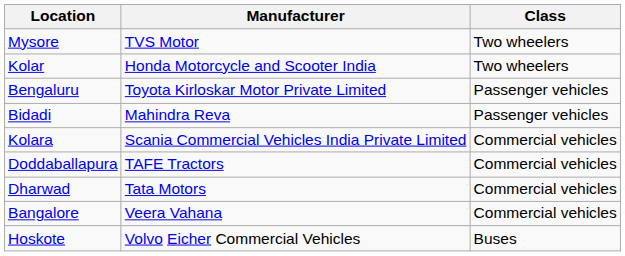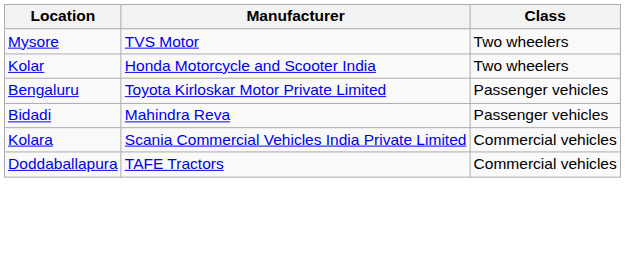- row: (39, 189)
- row: (43, 213)
- row: (37, 238)
